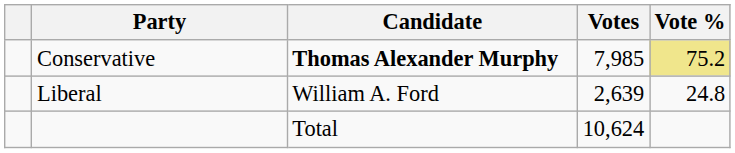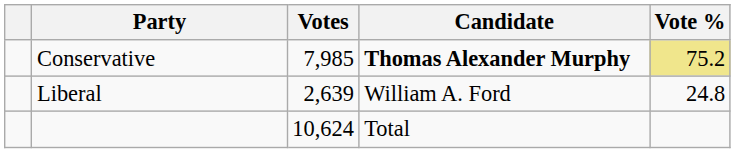columns swapped: (432, 22) <-> (613, 22)
